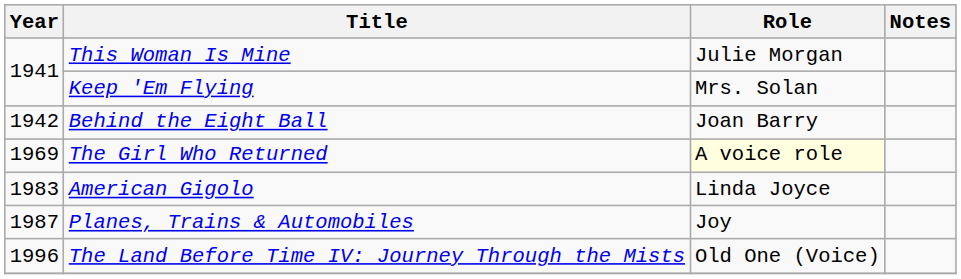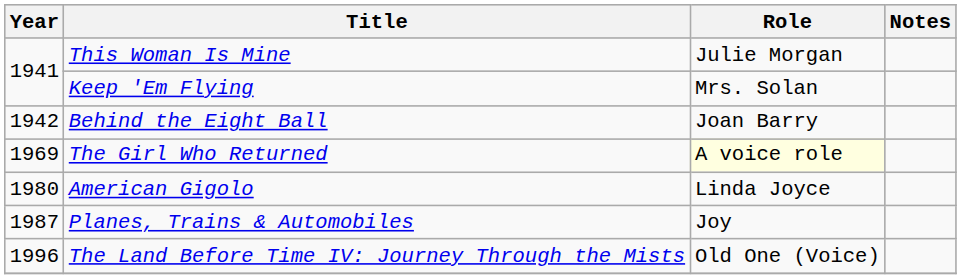(34, 189) 1983 -> (34, 189) 1980
